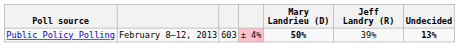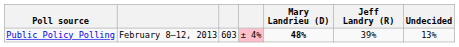(299, 35) 50% -> (299, 35) 48%
(429, 35) bold -> (429, 35) normal
